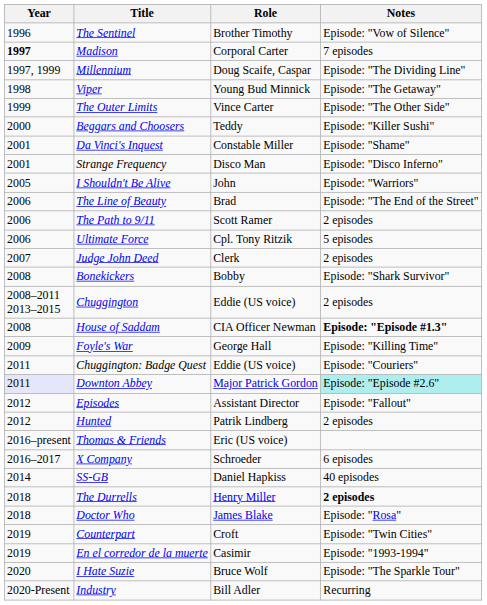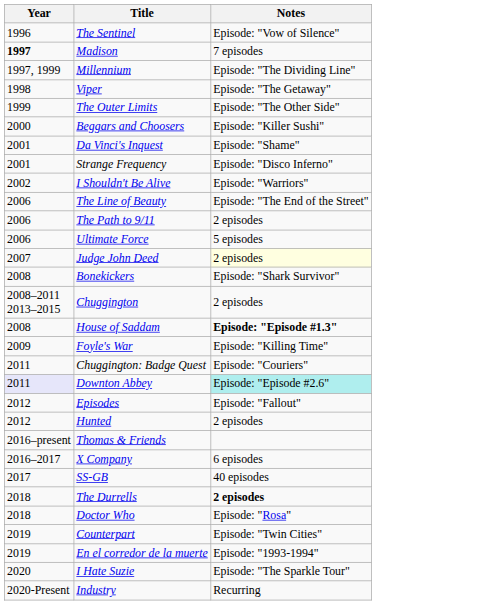- column: (266, 13)
(19, 182) 2005 -> (19, 182) 2002
(348, 257) no background -> (238, 257) lightyellow background
(19, 477) 2014 -> (19, 477) 2017
